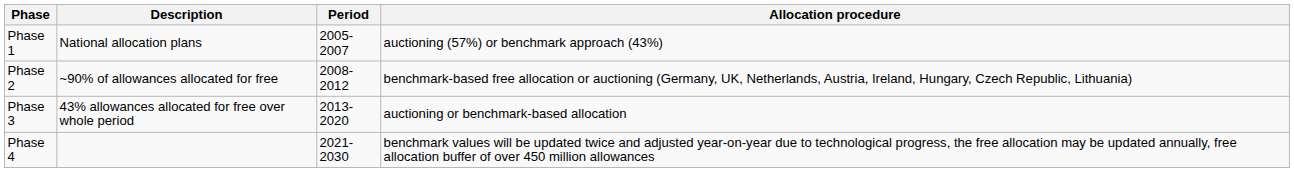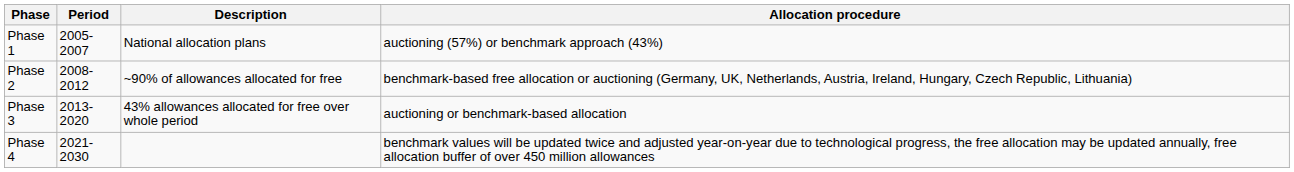columns swapped: (349, 14) <-> (187, 14)
